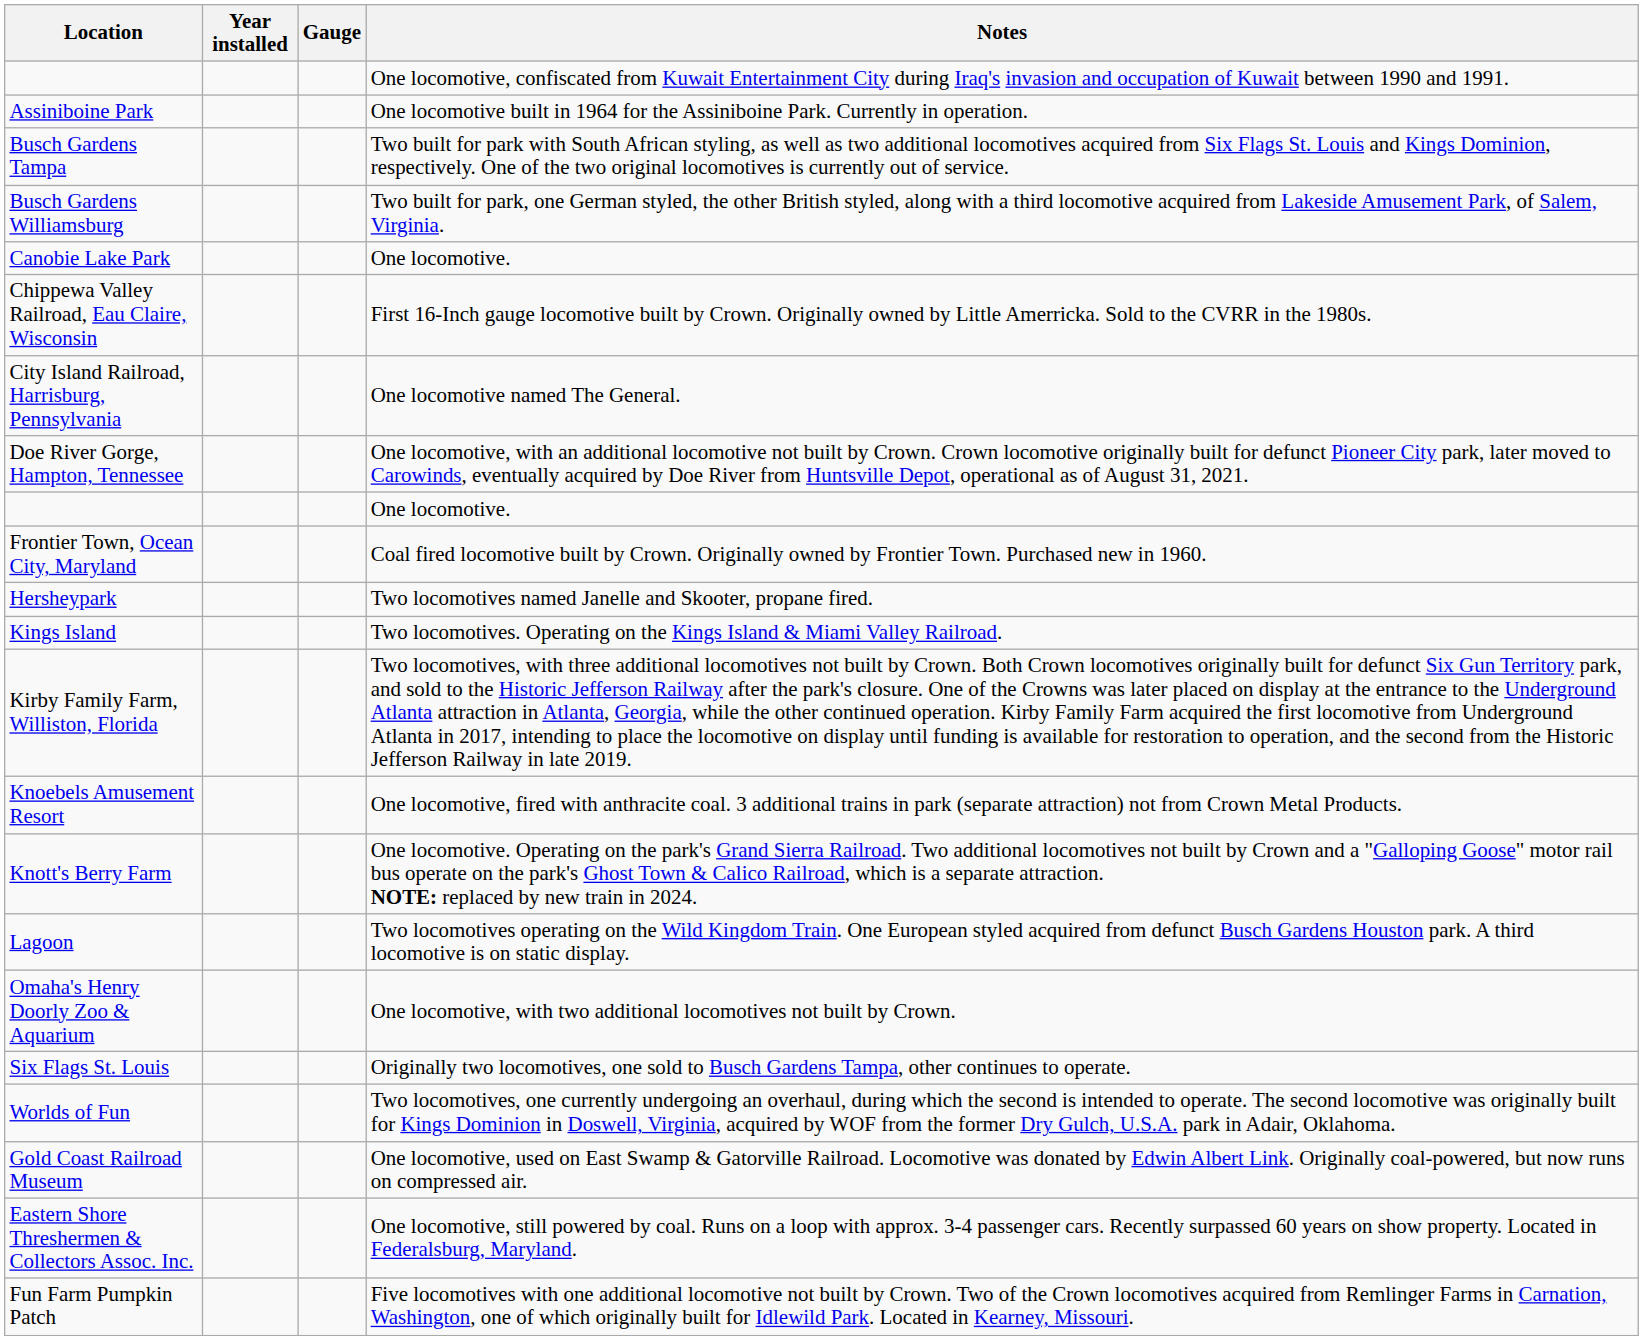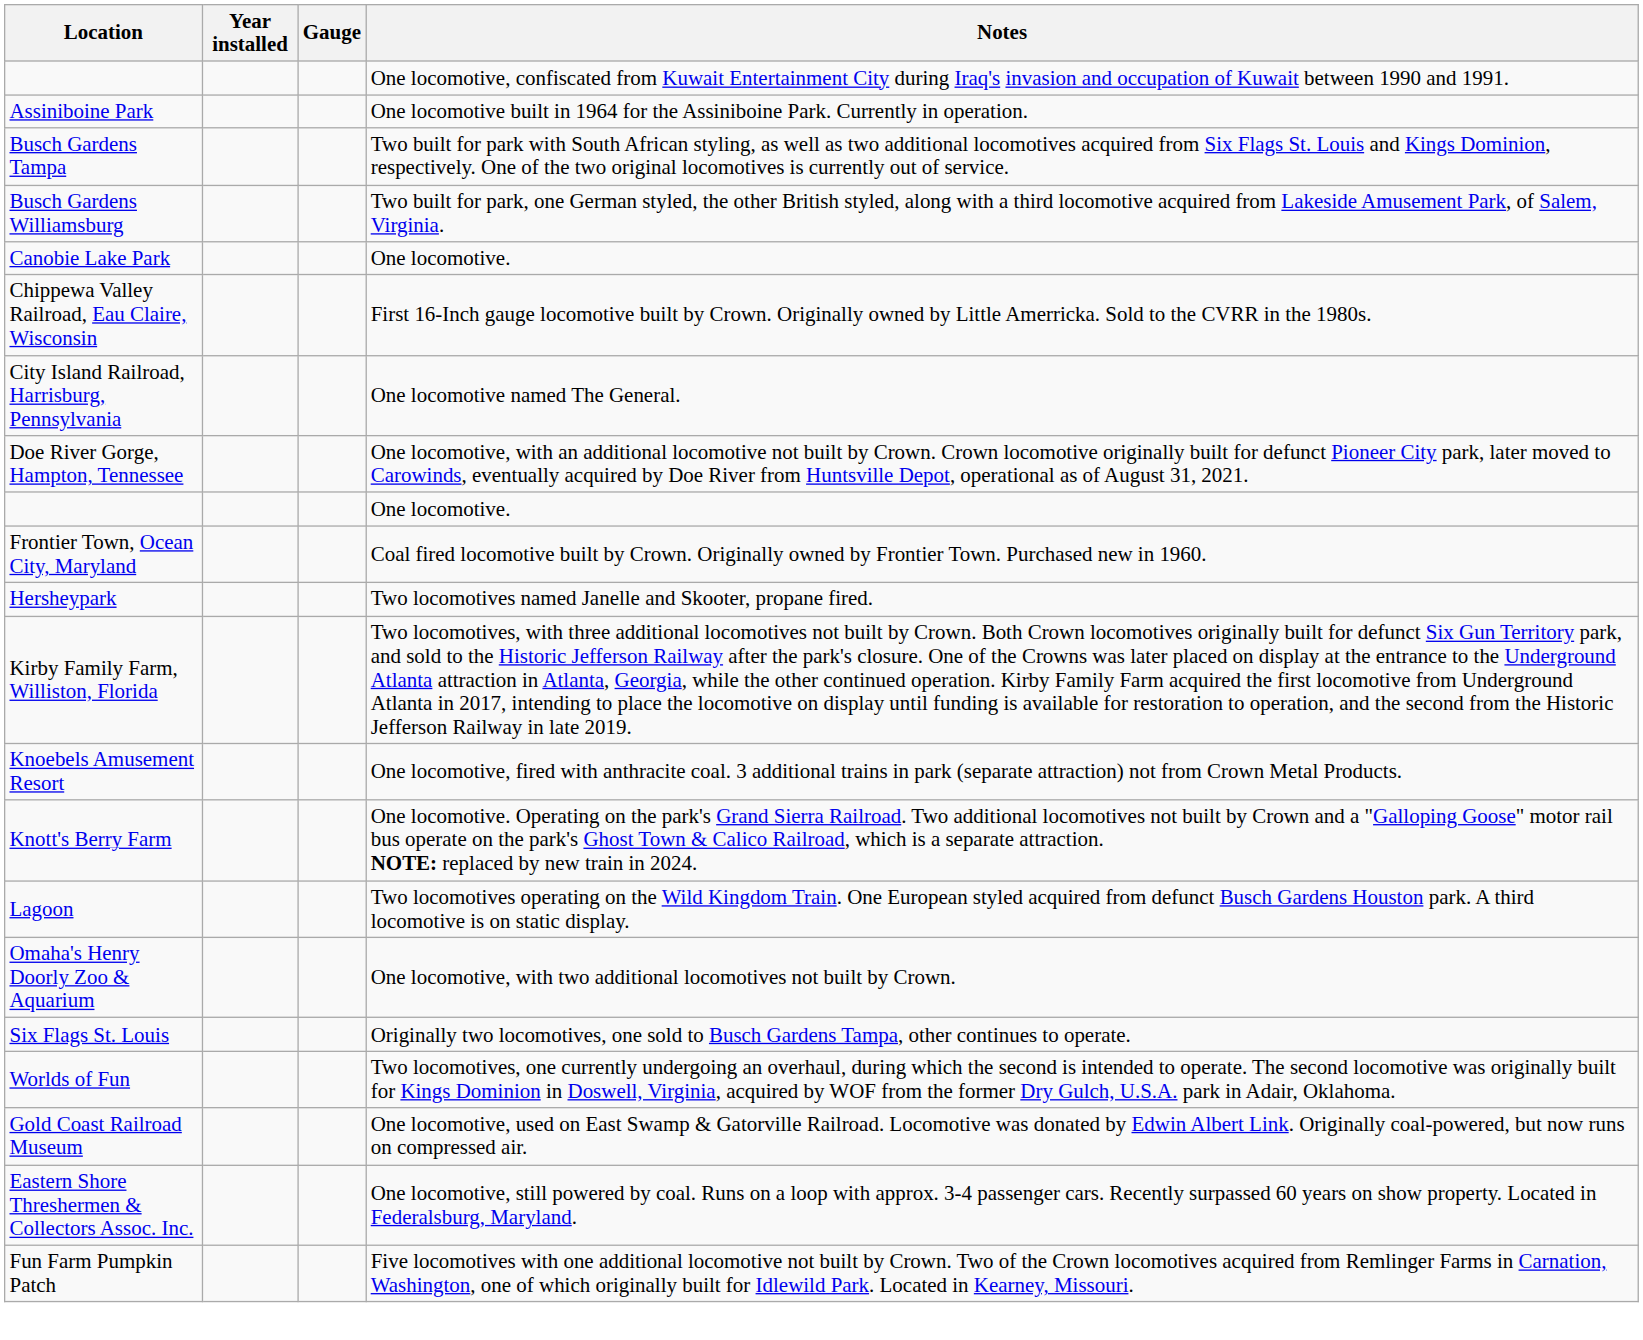- row: (63, 632)
